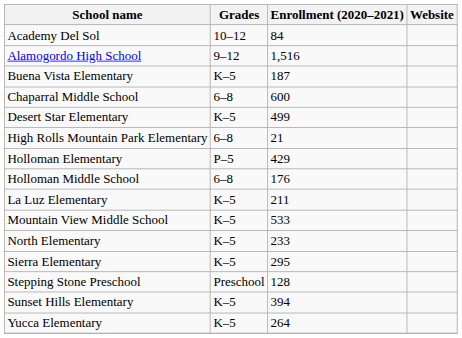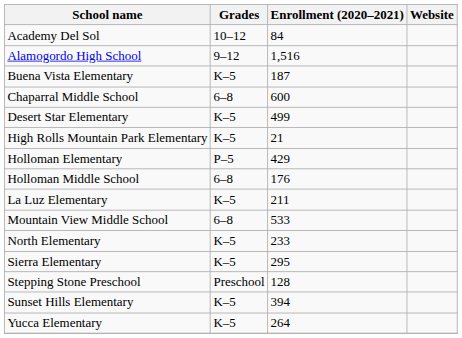(223, 138) 6–8 -> (225, 138) K–5
(225, 220) K–5 -> (223, 220) 6–8
